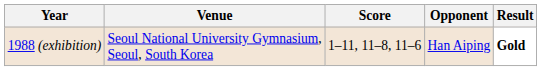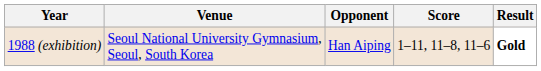columns swapped: (459, 16) <-> (375, 16)
